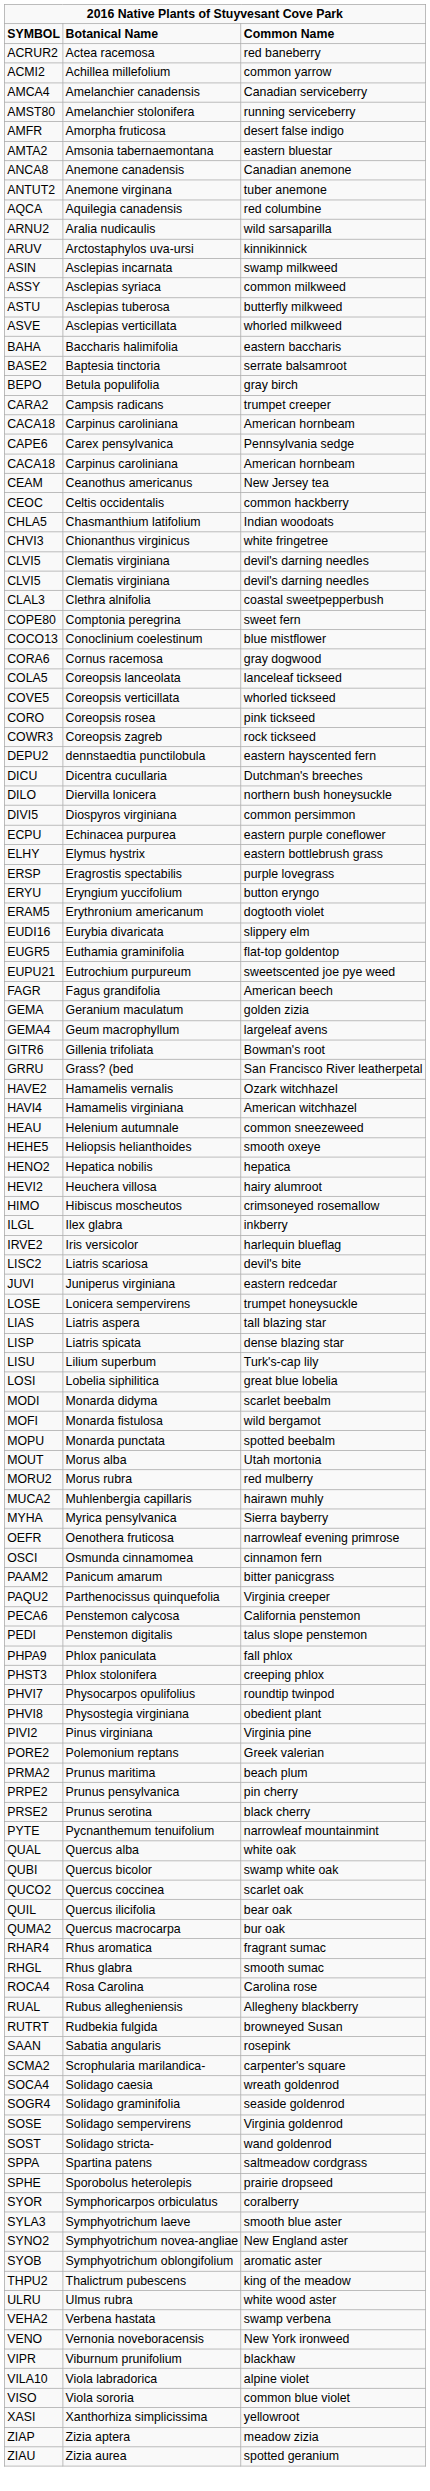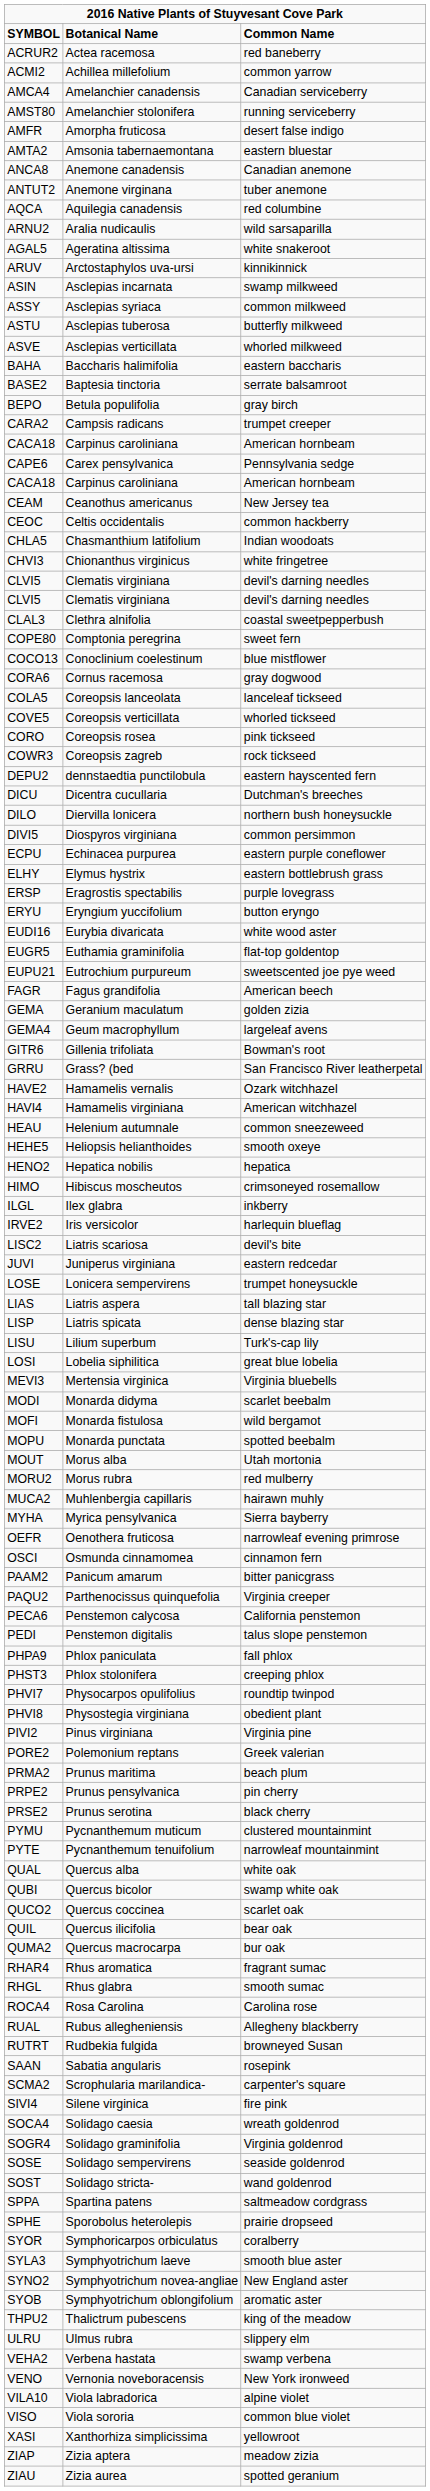+ row: (27, 248)
- row: (28, 913)
(277, 932) slippery elm -> (290, 932) white wood aster
- row: (25, 1186)
+ row: (26, 1381)
+ row: (25, 1831)
+ row: (22, 2104)
(294, 2104) seaside goldenrod -> (293, 2143) Virginia goldenrod
(293, 2124) Virginia goldenrod -> (294, 2163) seaside goldenrod
(290, 2300) white wood aster -> (277, 2339) slippery elm
- row: (22, 2358)
